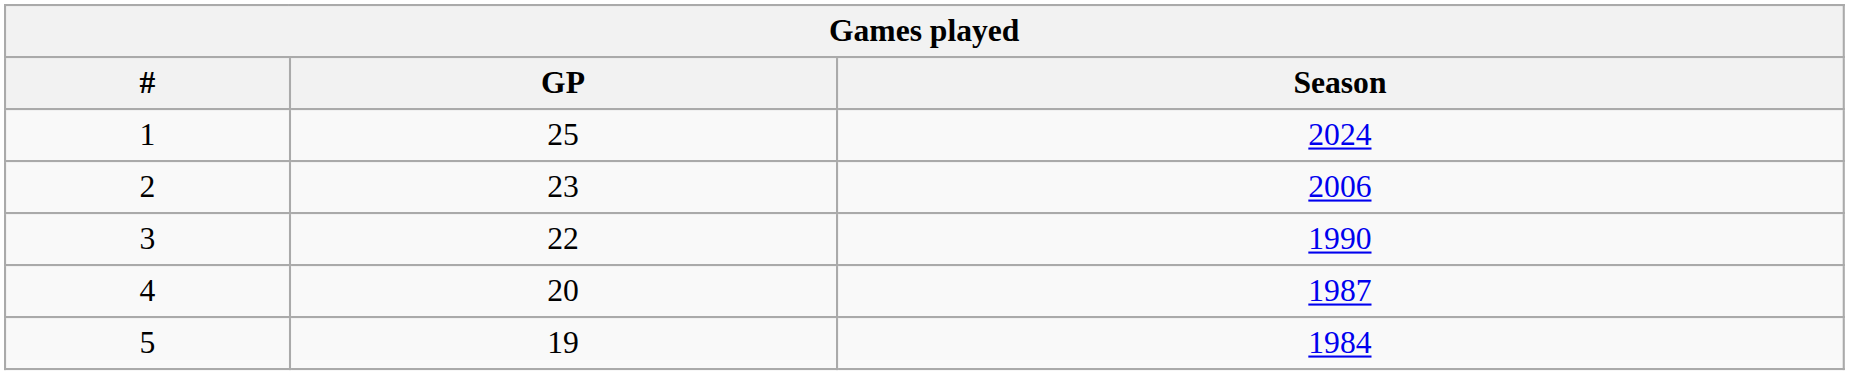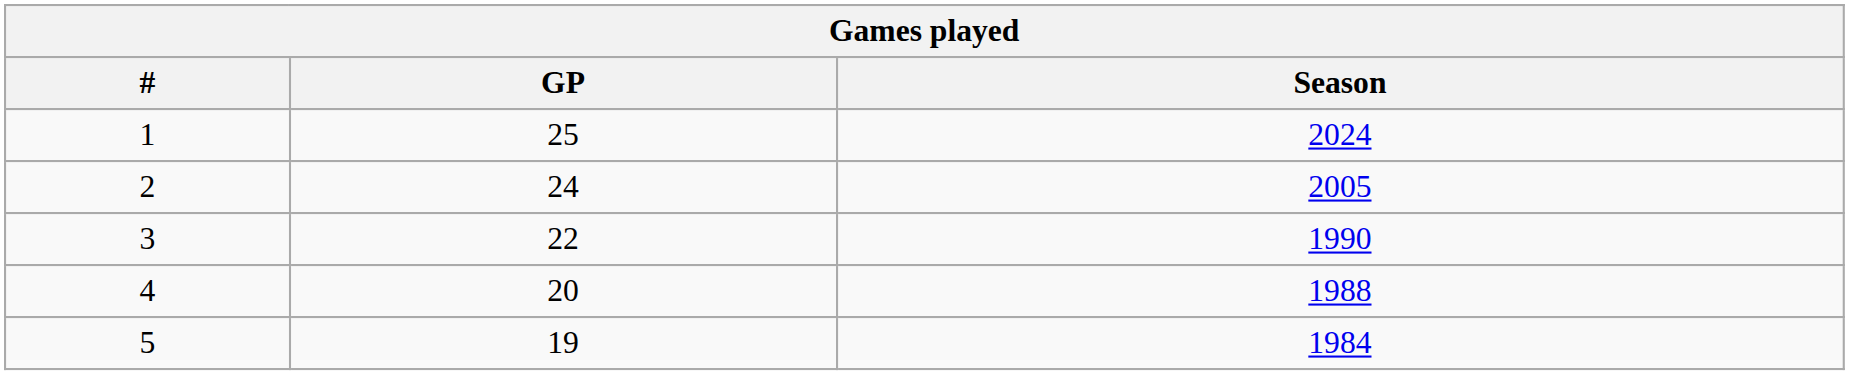(563, 187) 23 -> (563, 187) 24
(1340, 187) 2006 -> (1340, 187) 2005
(1340, 291) 1987 -> (1340, 291) 1988
